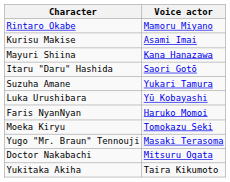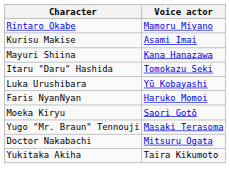(170, 69) Saori Gotō -> (178, 69) Tomokazu Seki
- row: (38, 84)
(178, 127) Tomokazu Seki -> (170, 112) Saori Gotō
